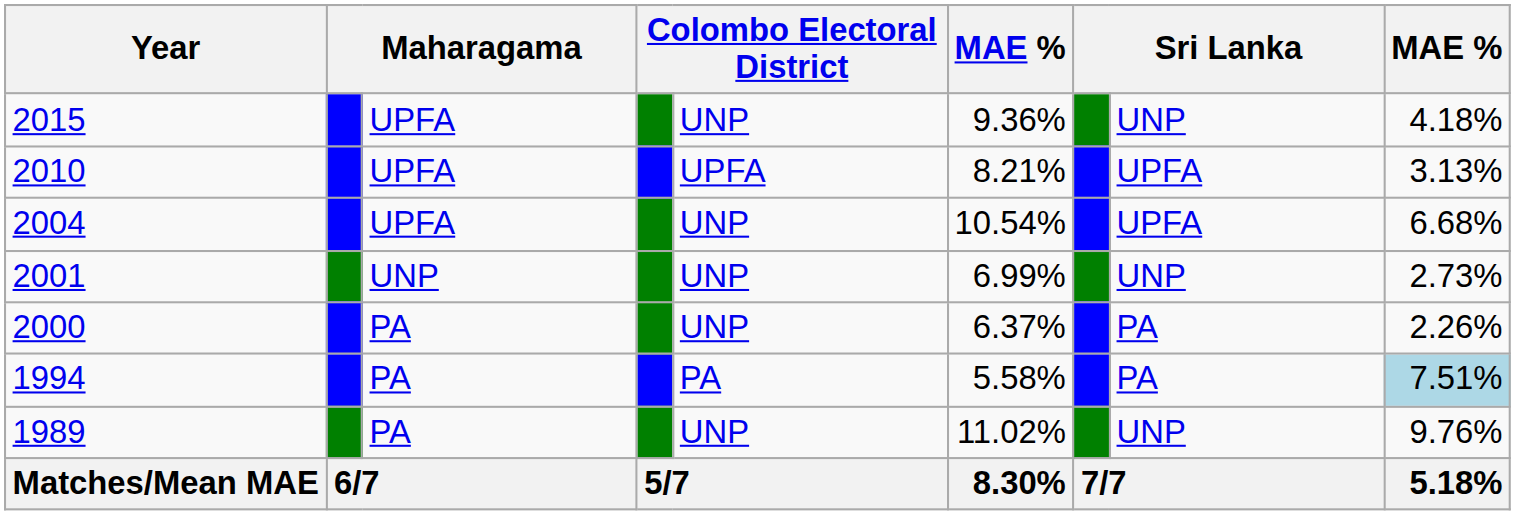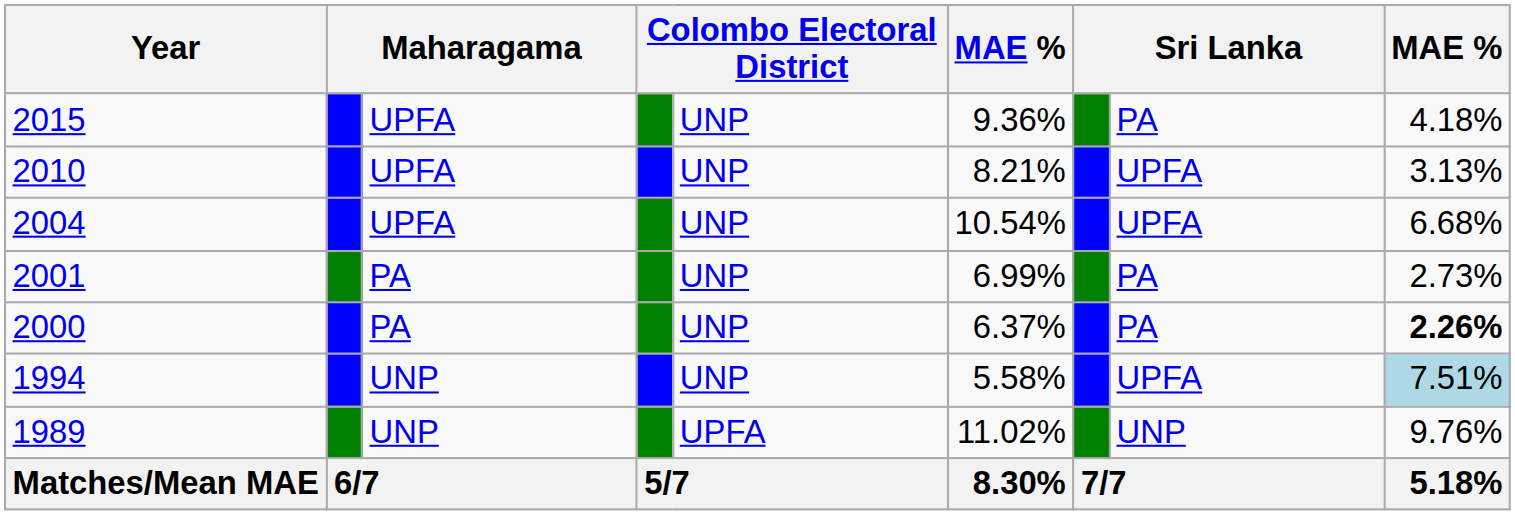(1151, 119) UNP -> (1137, 119) PA
(723, 171) UPFA -> (714, 171) UNP
(404, 275) UNP -> (390, 275) PA
(1151, 275) UNP -> (1137, 275) PA
(1456, 327) normal -> (1456, 327) bold
(390, 379) PA -> (404, 379) UNP
(701, 379) PA -> (714, 379) UNP
(1137, 379) PA -> (1159, 379) UPFA
(390, 431) PA -> (404, 431) UNP
(714, 431) UNP -> (723, 431) UPFA
